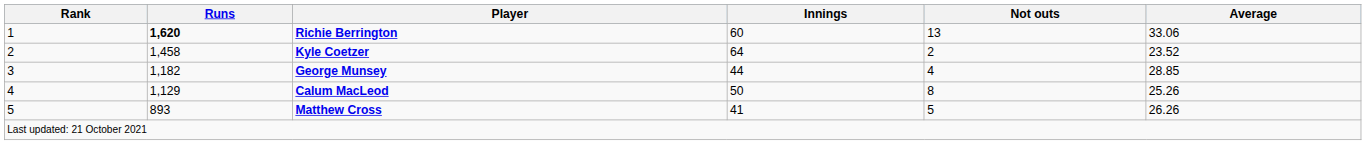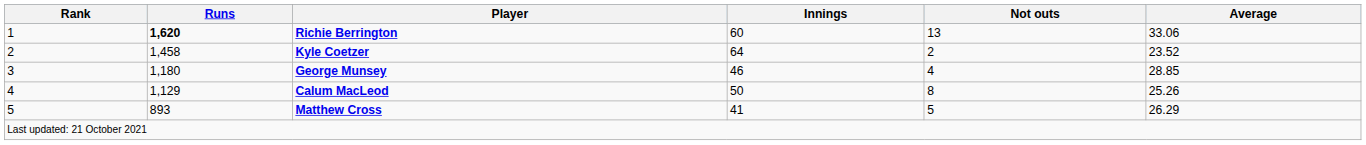(165, 71) 1,182 -> (165, 71) 1,180
(737, 71) 44 -> (737, 71) 46
(1164, 110) 26.26 -> (1164, 110) 26.29
